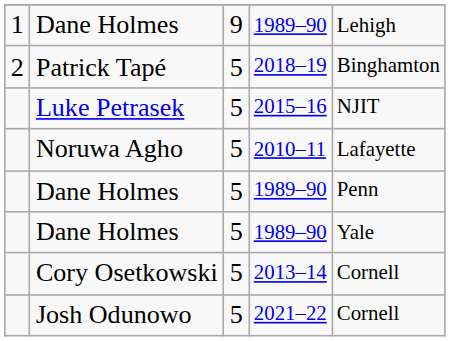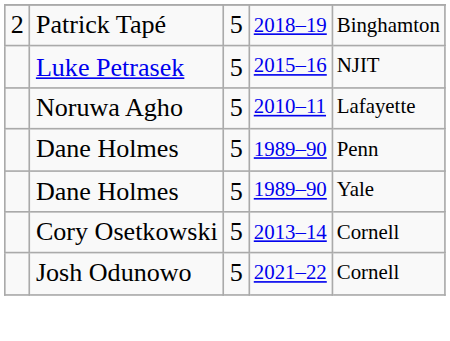- row: (17, 25)
